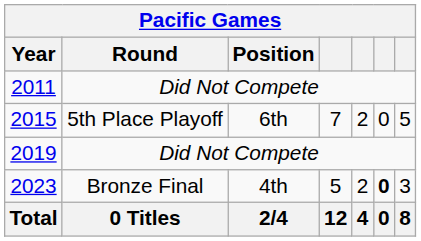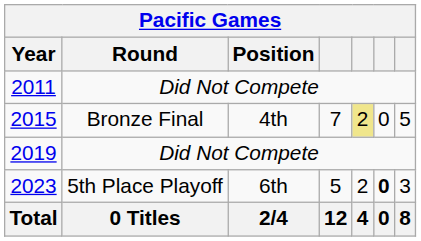(145, 119) 5th Place Playoff -> (145, 119) Bronze Final
(273, 119) 6th -> (273, 119) 4th
(363, 119) no background -> (363, 119) khaki background
(145, 185) Bronze Final -> (145, 185) 5th Place Playoff
(273, 185) 4th -> (273, 185) 6th
